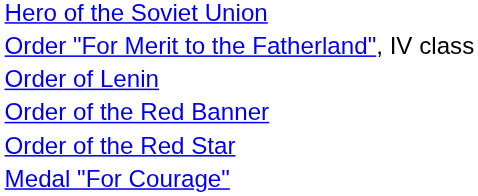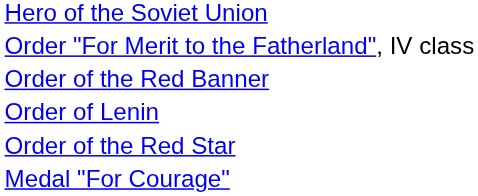rows swapped: (82, 79) <-> (137, 112)
